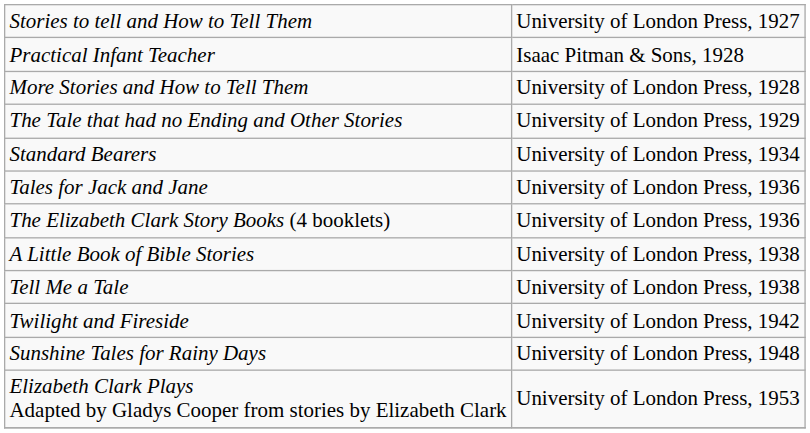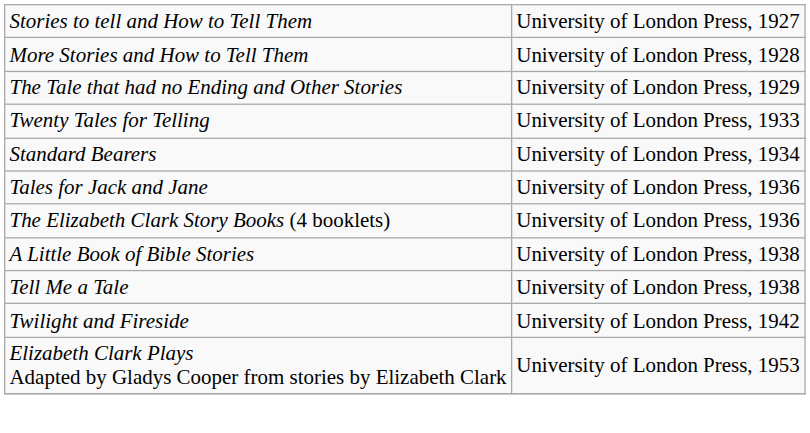- row: (112, 54)
+ row: (110, 120)
- row: (138, 353)
